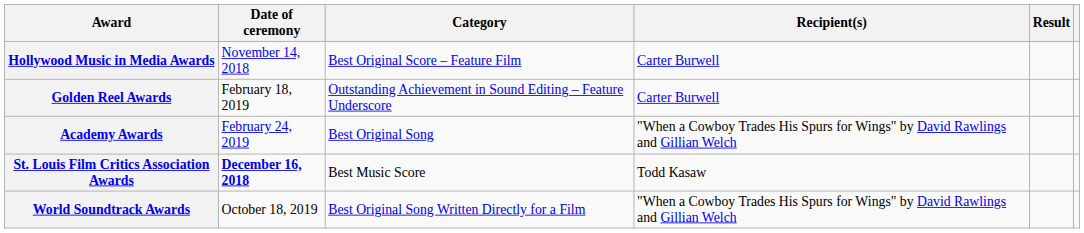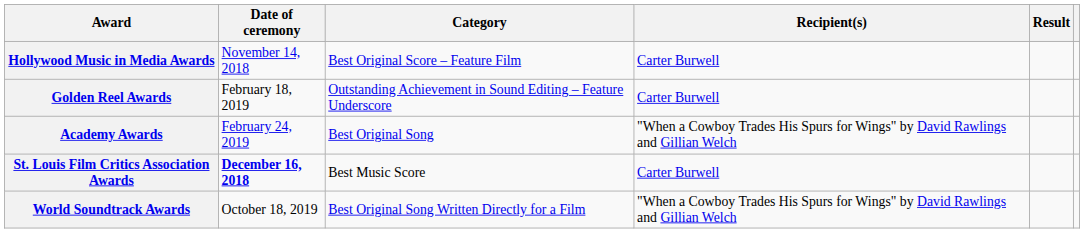(672, 172) Todd Kasaw -> (678, 172) Carter Burwell
